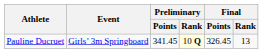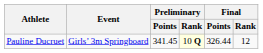(219, 41) 326.45 -> (219, 41) 326.44
(246, 41) 13 -> (246, 41) 12
